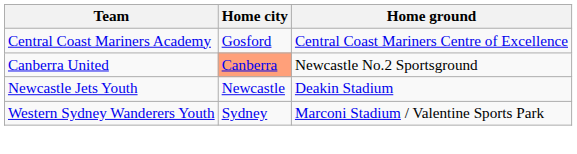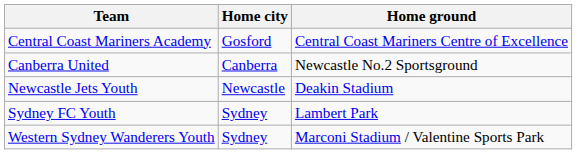(250, 64) lightsalmon background -> (250, 64) no background
+ row: (62, 112)
